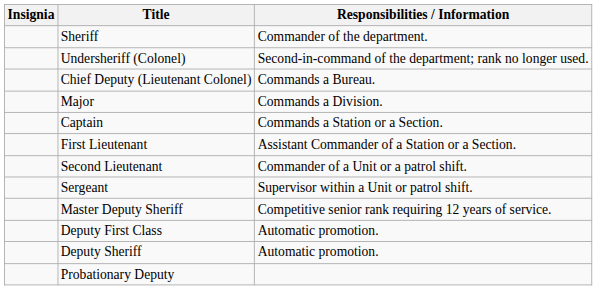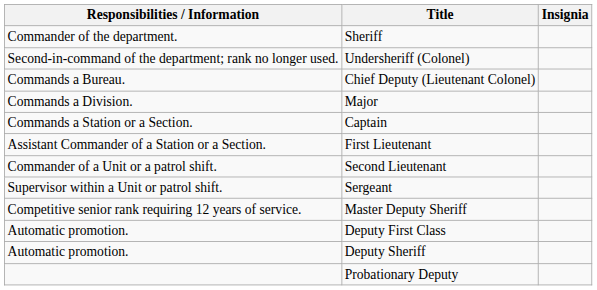columns swapped: (31, 15) <-> (423, 15)
